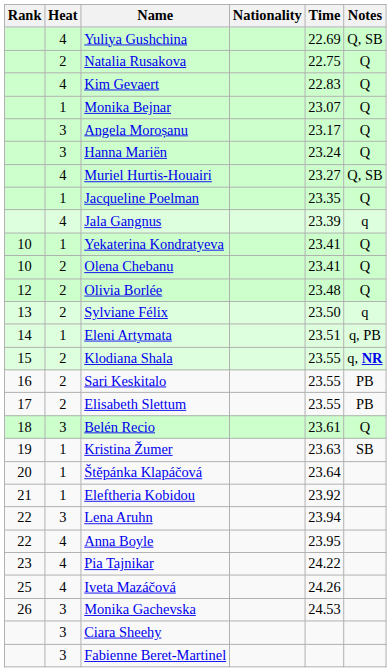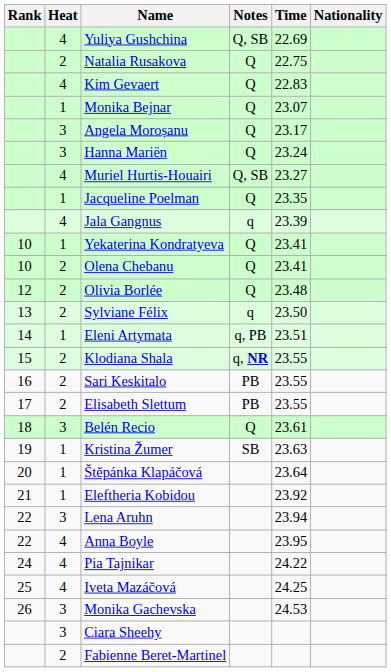columns swapped: (267, 15) <-> (365, 15)
(25, 564) 23 -> (25, 564) 24
(324, 586) 24.26 -> (291, 586) 24.25
(63, 655) 3 -> (63, 655) 2
